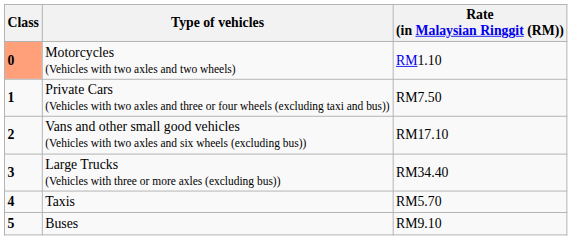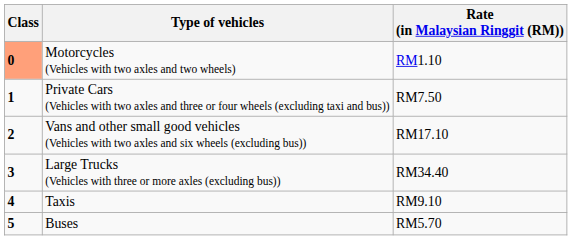(419, 201) RM5.70 -> (419, 201) RM9.10
(419, 223) RM9.10 -> (419, 223) RM5.70
